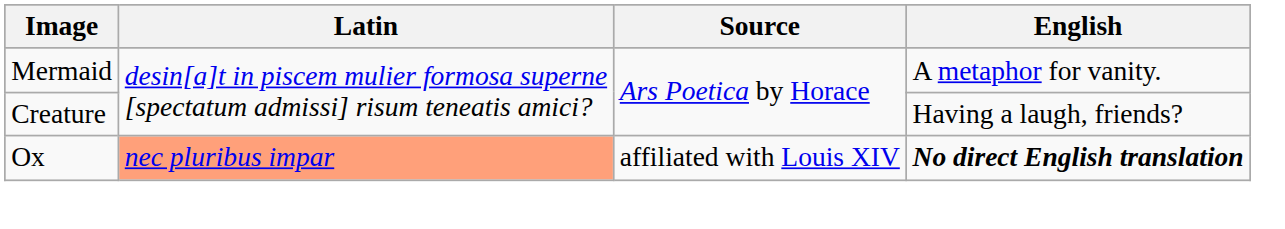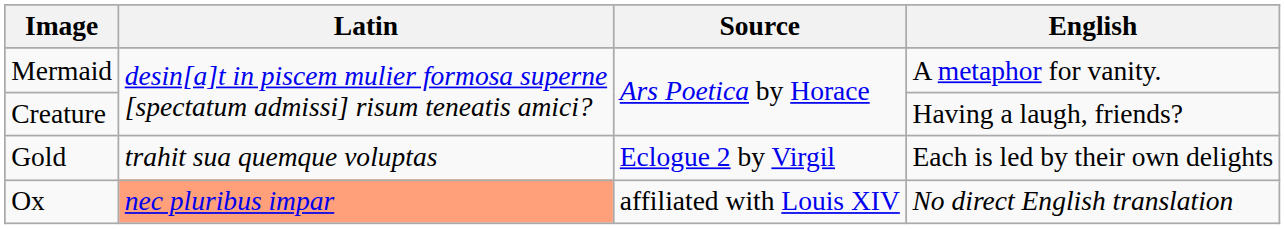+ row: (39, 157)
(1078, 157) bold -> (1073, 200) normal
